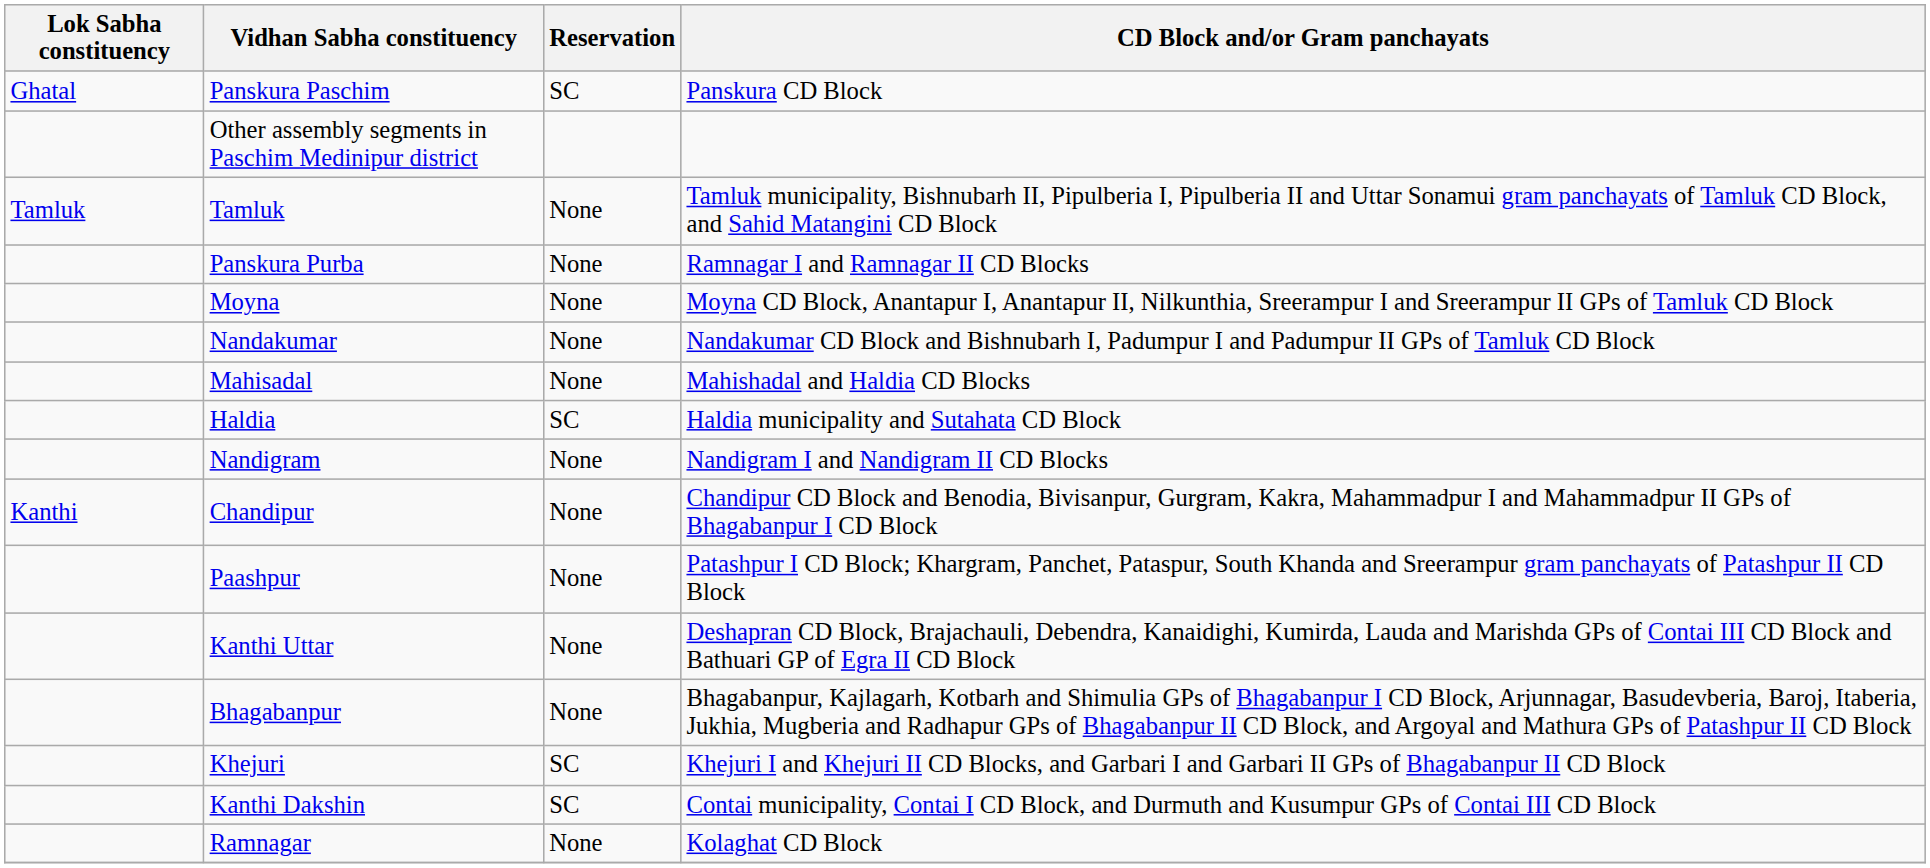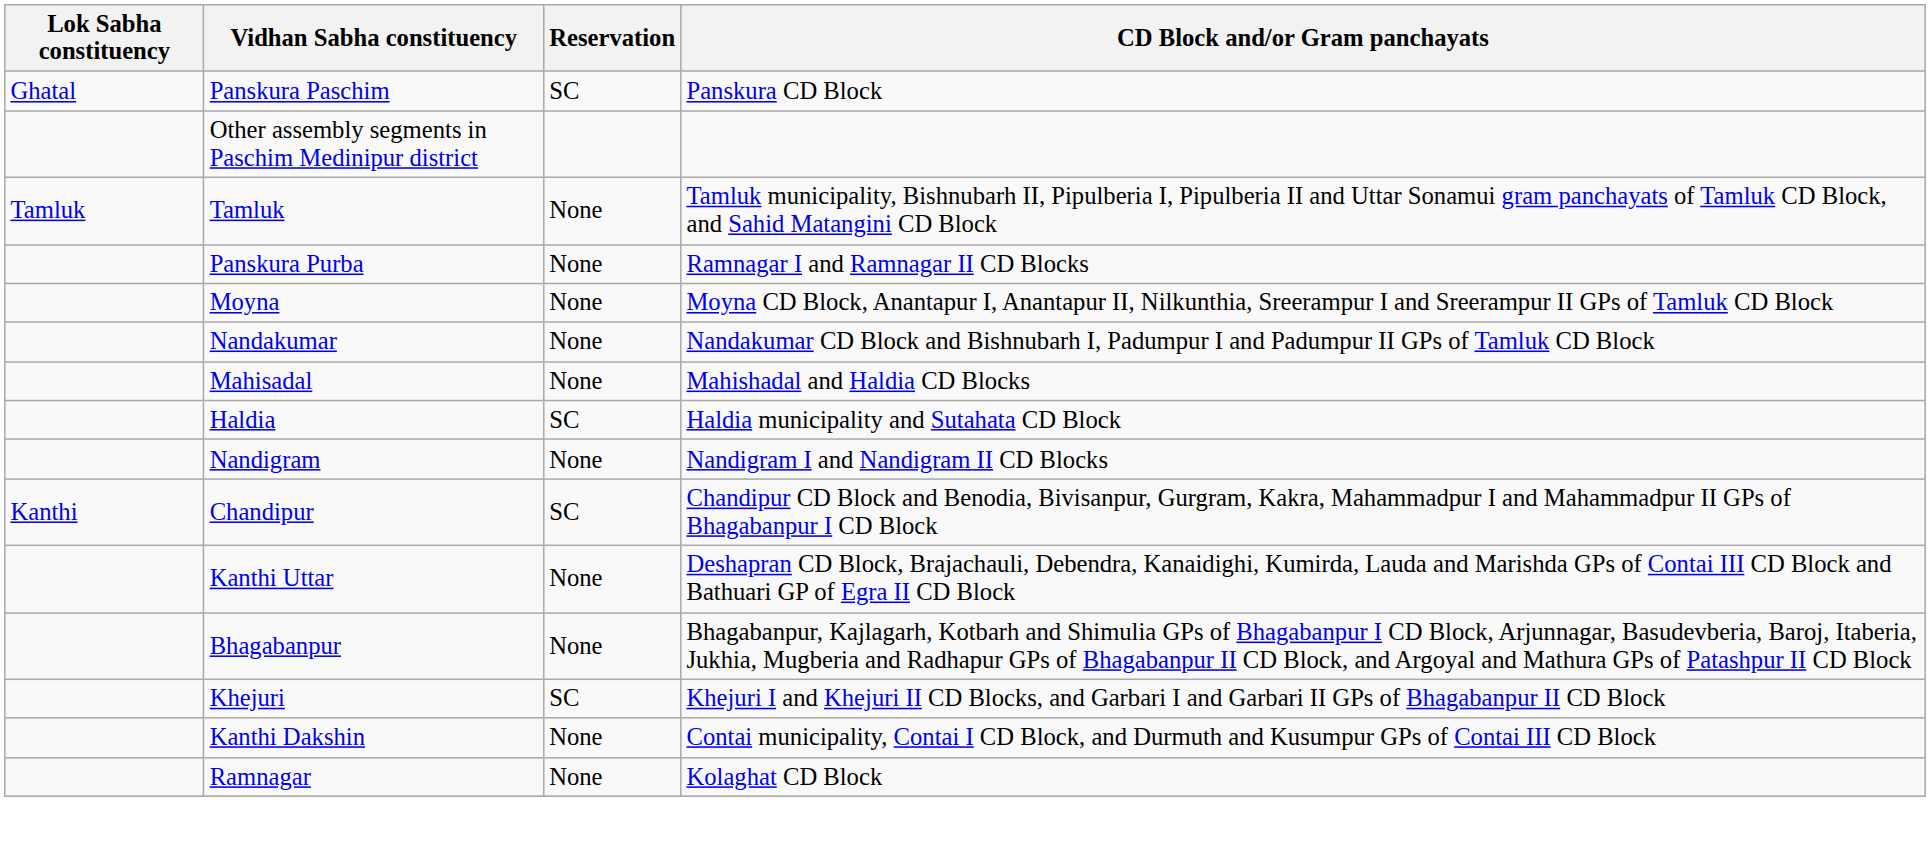(576, 511) None -> (564, 511) SC
- row: (255, 578)
(564, 804) SC -> (576, 737) None
